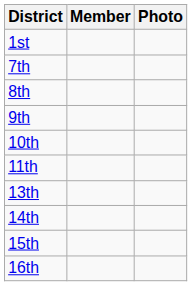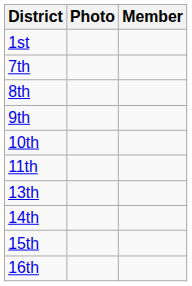columns swapped: (100, 17) <-> (161, 17)
